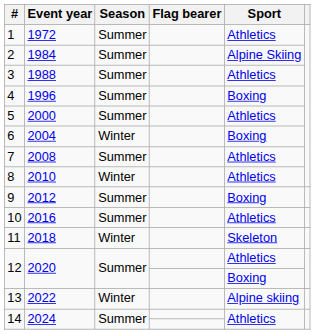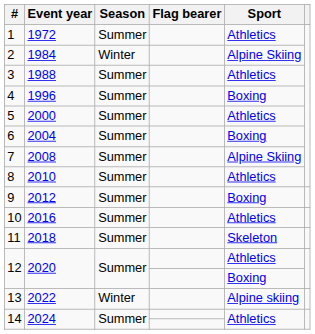(122, 55) Summer -> (117, 55) Winter
(117, 136) Winter -> (122, 136) Summer
(252, 156) Athletics -> (264, 156) Alpine Skiing
(117, 177) Winter -> (122, 177) Summer
(117, 237) Winter -> (122, 237) Summer
